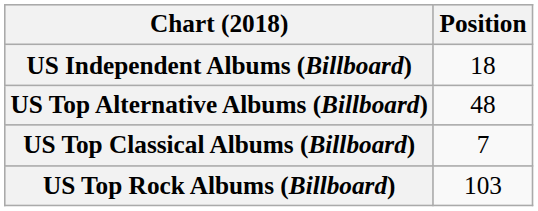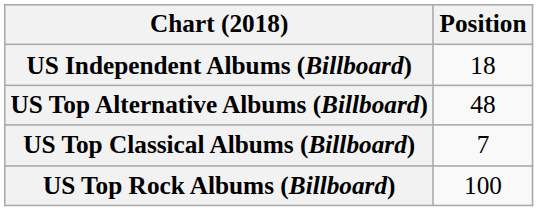(483, 184) 103 -> (483, 184) 100
